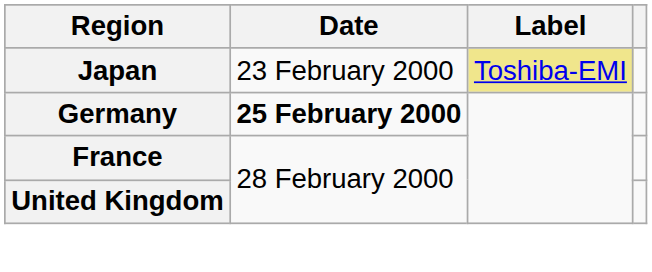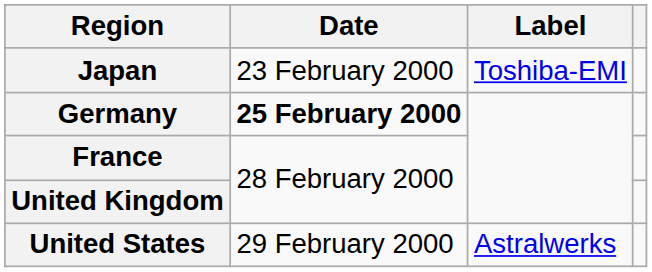(550, 69) khaki background -> (550, 69) no background
+ row: (117, 244)
